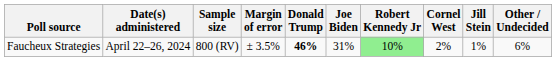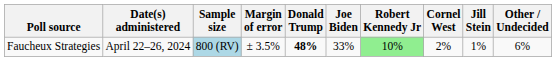(217, 46) no background -> (217, 46) lightblue background
(306, 46) 46% -> (306, 46) 48%
(343, 46) 31% -> (343, 46) 33%
